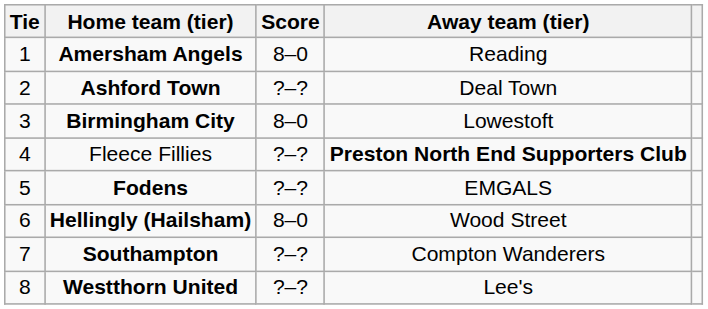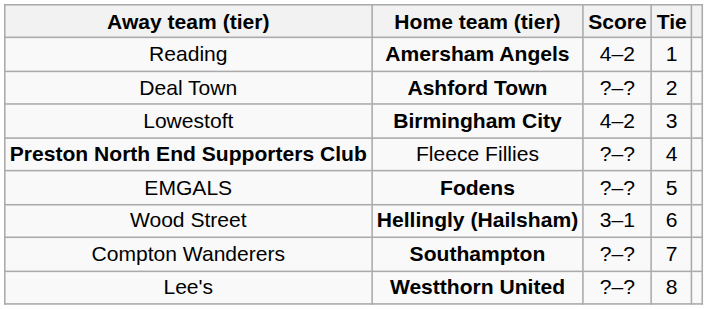columns swapped: (25, 21) <-> (508, 21)
(290, 54) 8–0 -> (617, 54) 4–2
(290, 121) 8–0 -> (617, 121) 4–2
(290, 220) 8–0 -> (617, 220) 3–1
